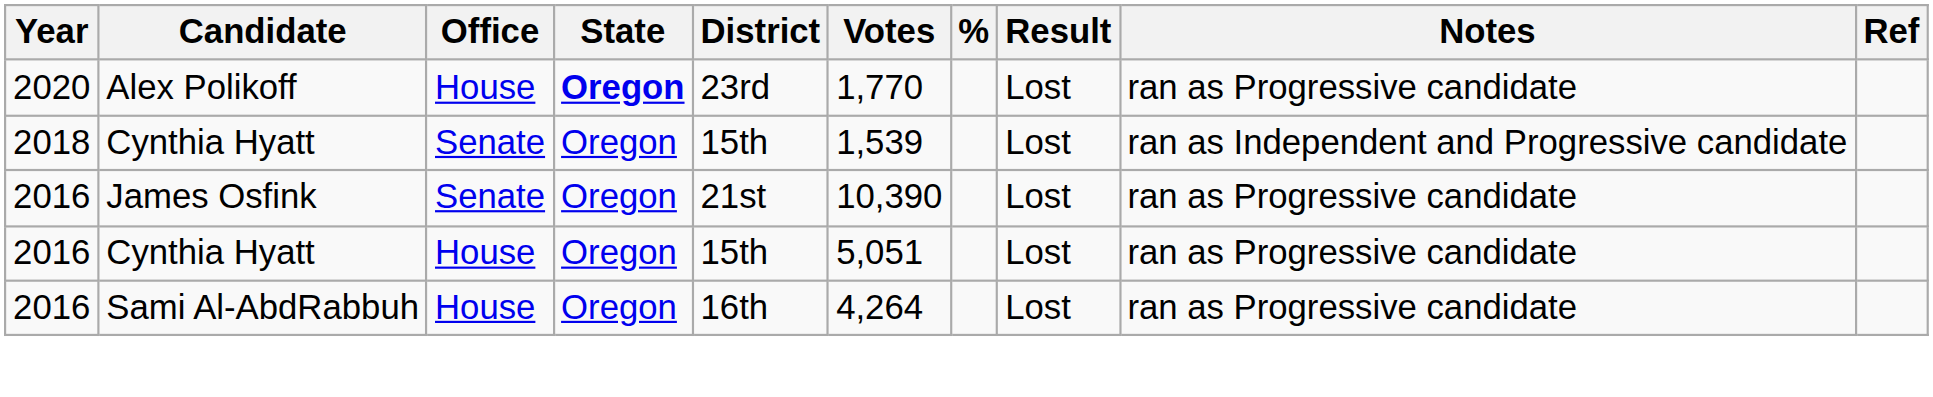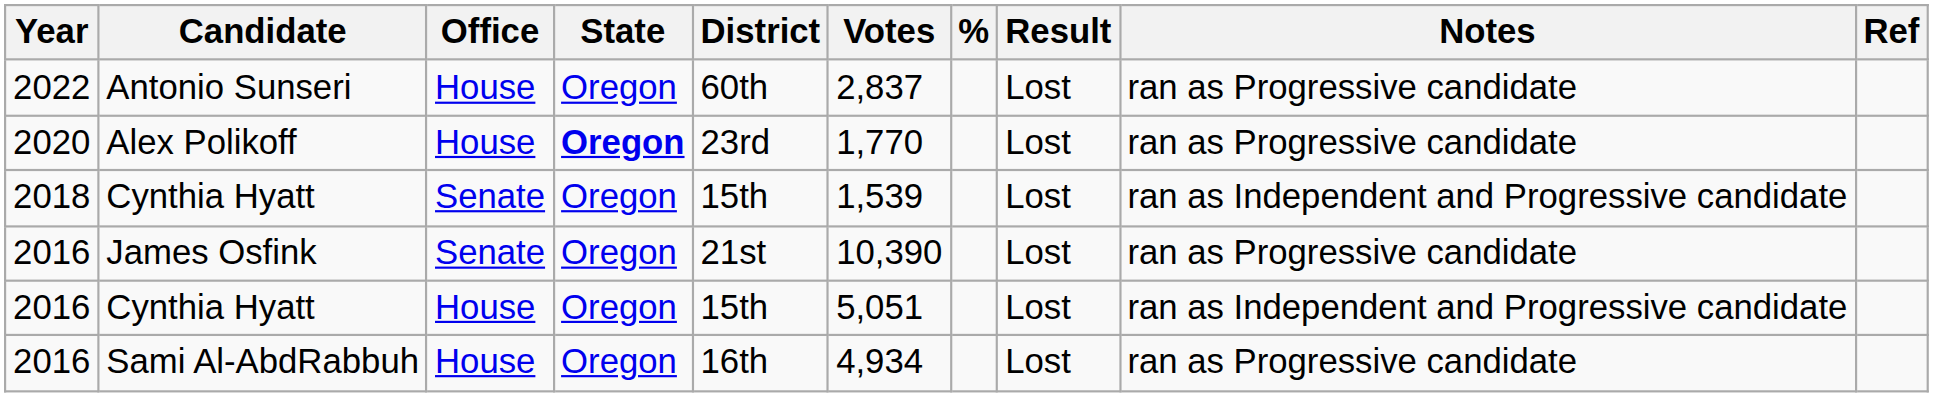+ row: (52, 87)
(1352, 252) ran as Progressive candidate -> (1487, 307) ran as Independent and Progressive candidate
(880, 307) 4,264 -> (880, 362) 4,934
